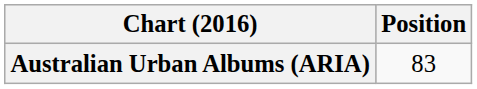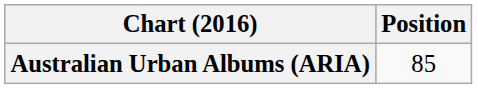(424, 63) 83 -> (424, 63) 85
